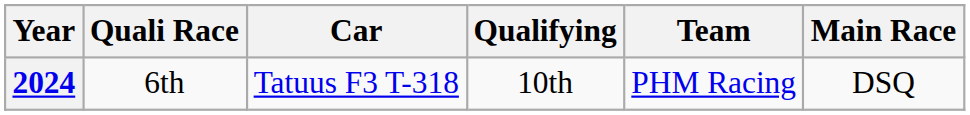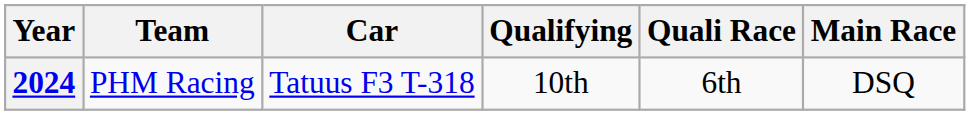columns swapped: (714, 30) <-> (164, 30)
